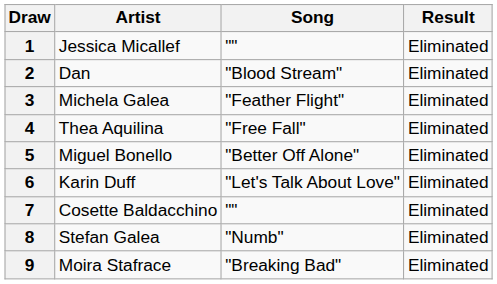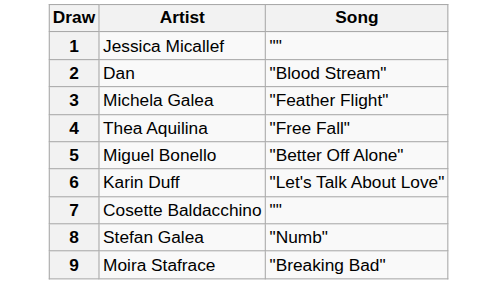- column: (448, 18)
